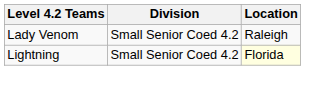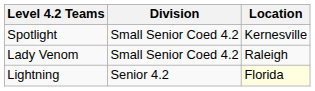+ row: (32, 34)
(175, 55) Small Senior Coed 4.2 -> (140, 75) Senior 4.2
